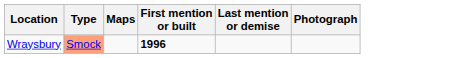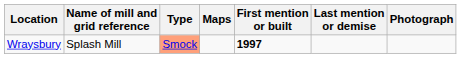+ column: (112, 19)
(153, 44) 1996 -> (249, 44) 1997
